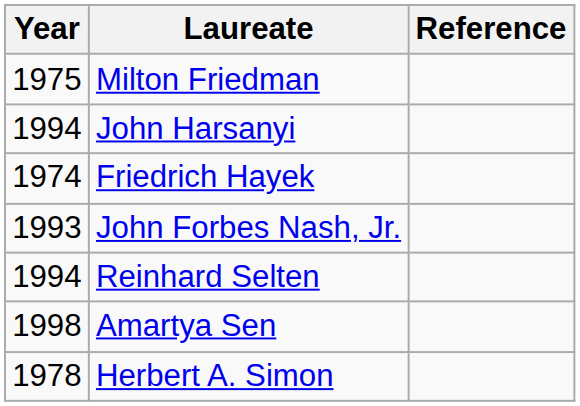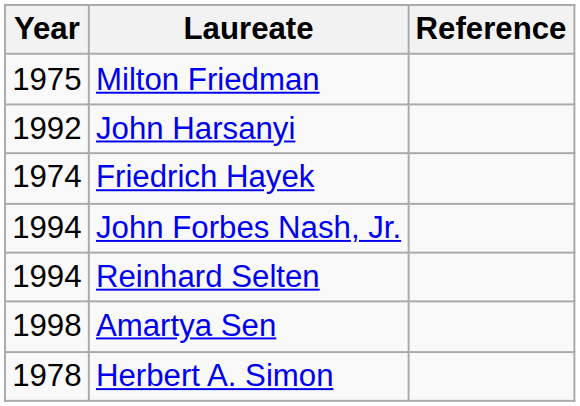(47, 128) 1994 -> (47, 128) 1992
(47, 227) 1993 -> (47, 227) 1994
